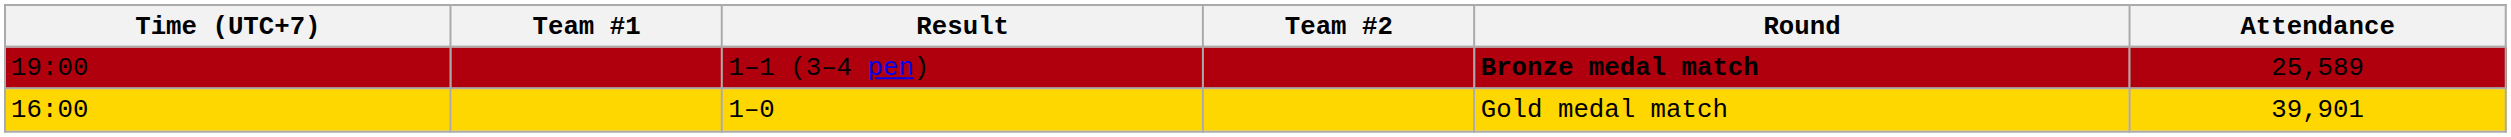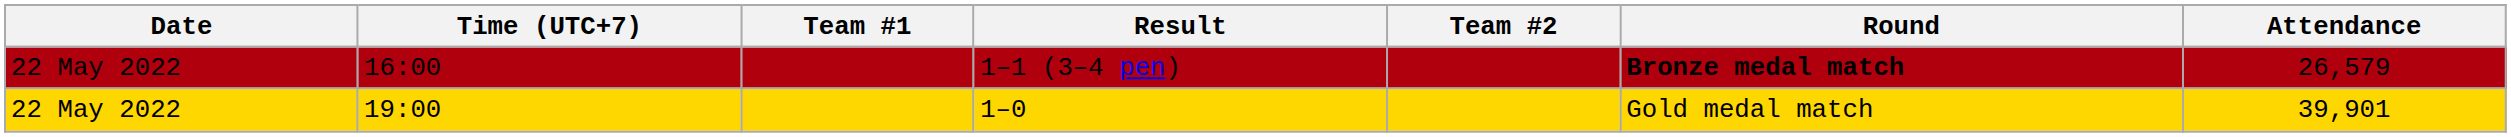+ column: (181, 26)
(50, 68) 19:00 -> (403, 68) 16:00
(2318, 68) 25,589 -> (2344, 68) 26,579
(50, 110) 16:00 -> (403, 110) 19:00
